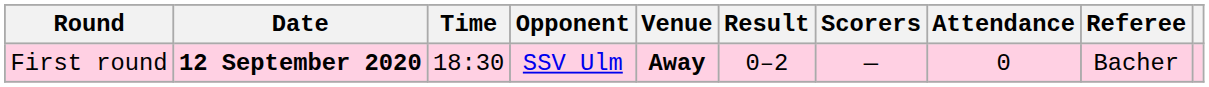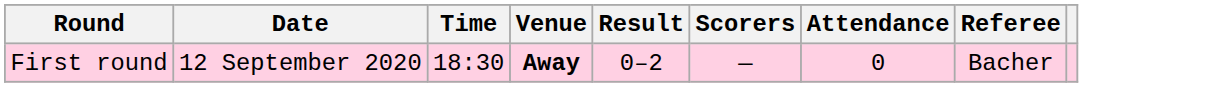- column: (573, 24)
(300, 63) bold -> (300, 63) normal
